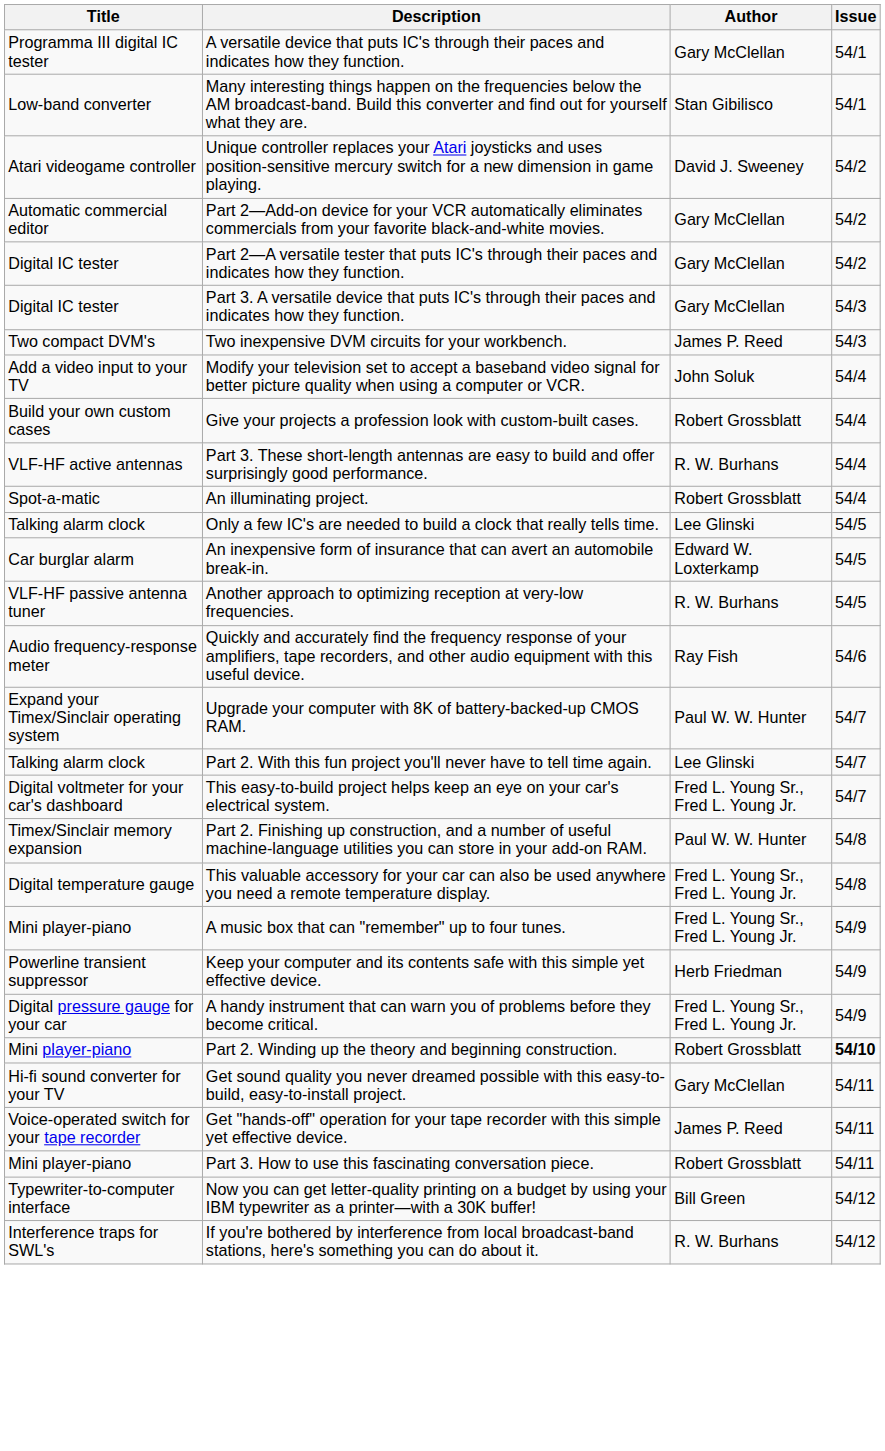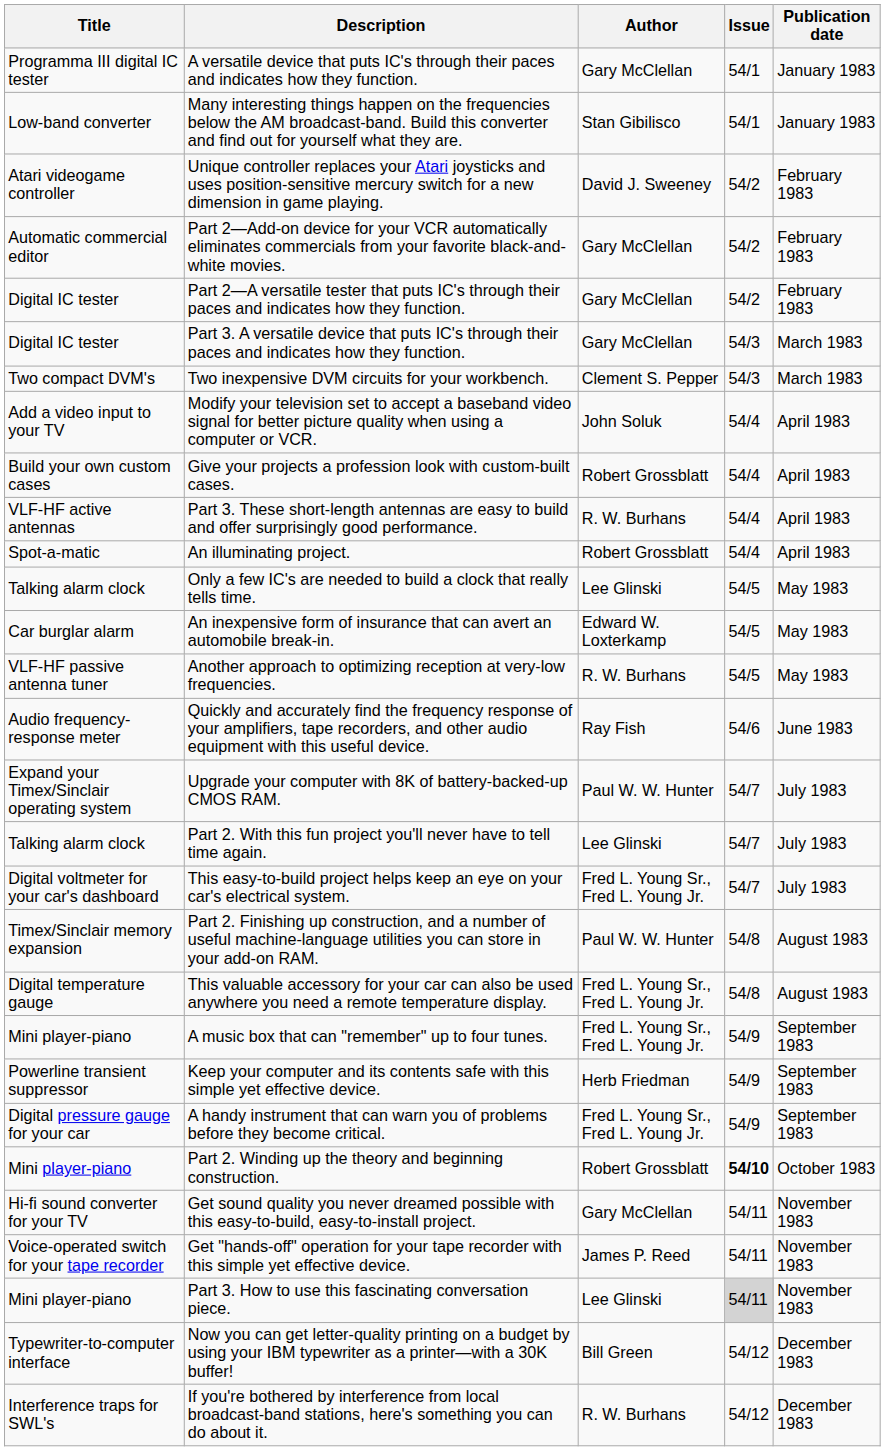+ column: (827, 26)
(729, 342) James P. Reed -> (650, 378) Clement S. Pepper
(738, 1163) Robert Grossblatt -> (622, 1300) Lee Glinski
(855, 1163) no background -> (748, 1300) lightgrey background
